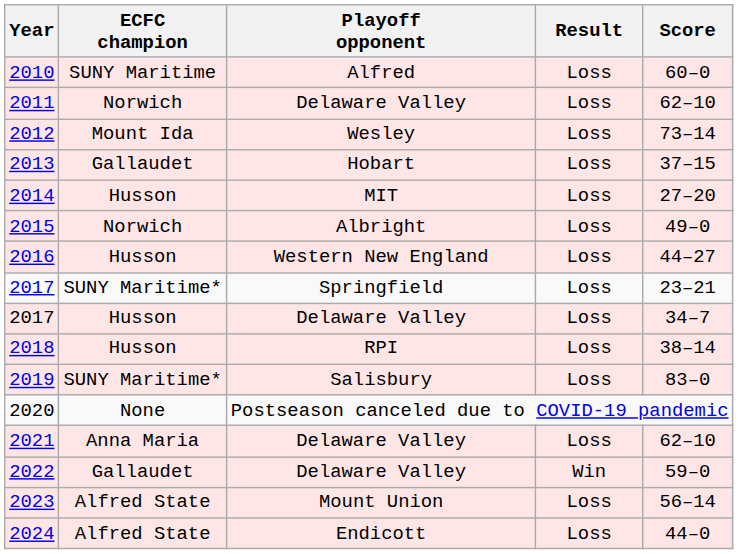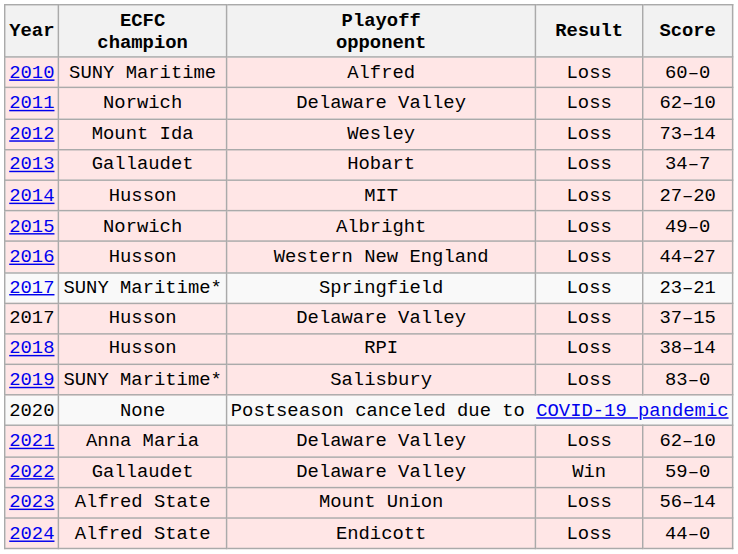(688, 165) 37–15 -> (688, 165) 34–7
(688, 318) 34–7 -> (688, 318) 37–15
